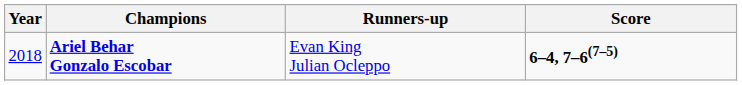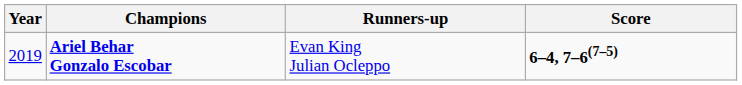(25, 56) 2018 -> (25, 56) 2019
